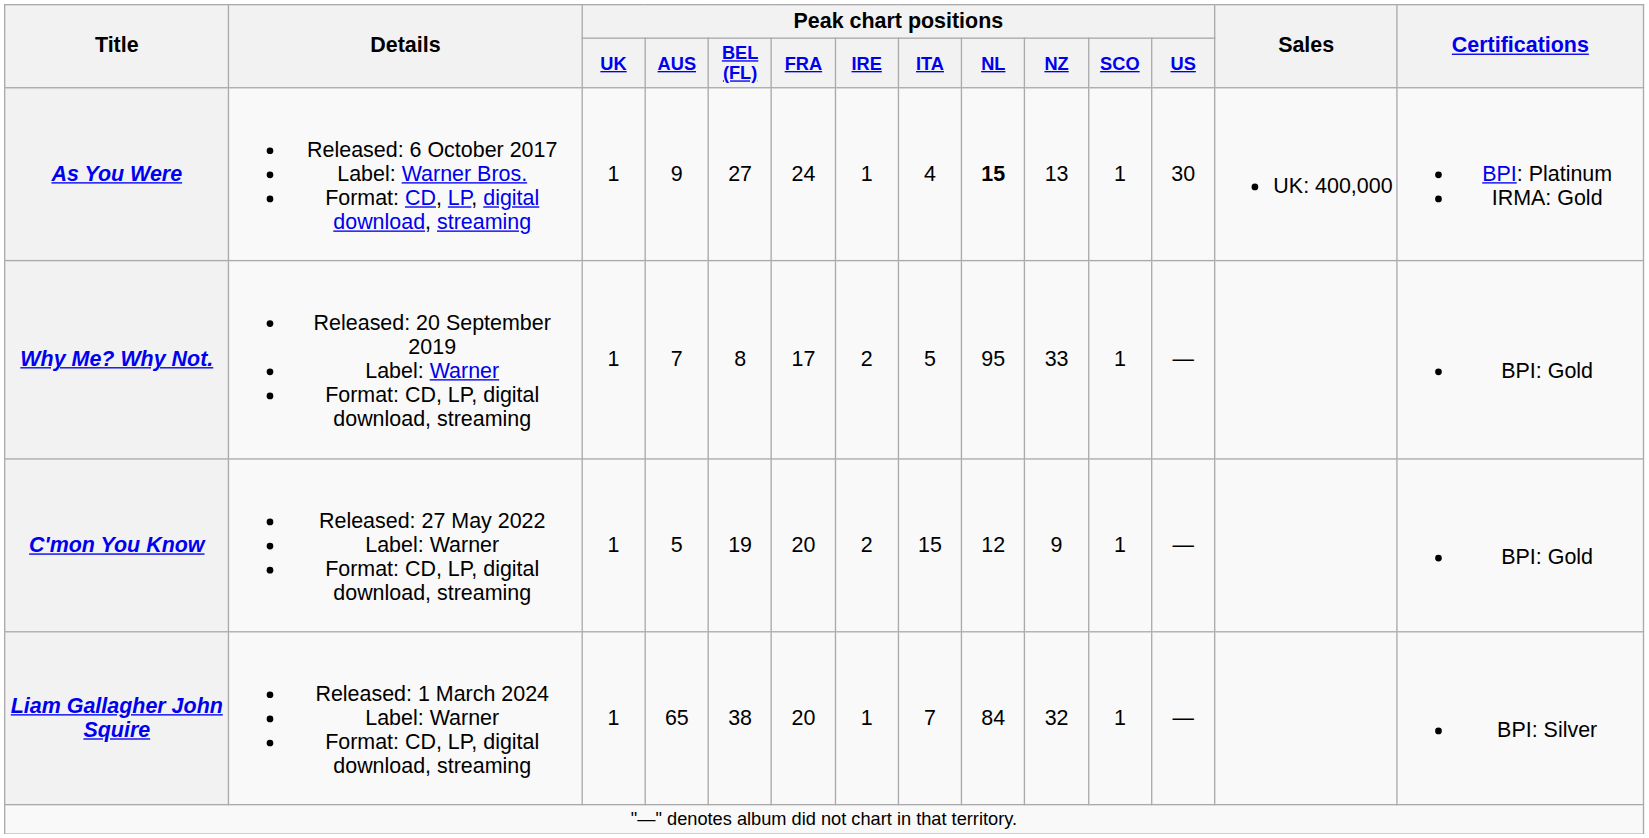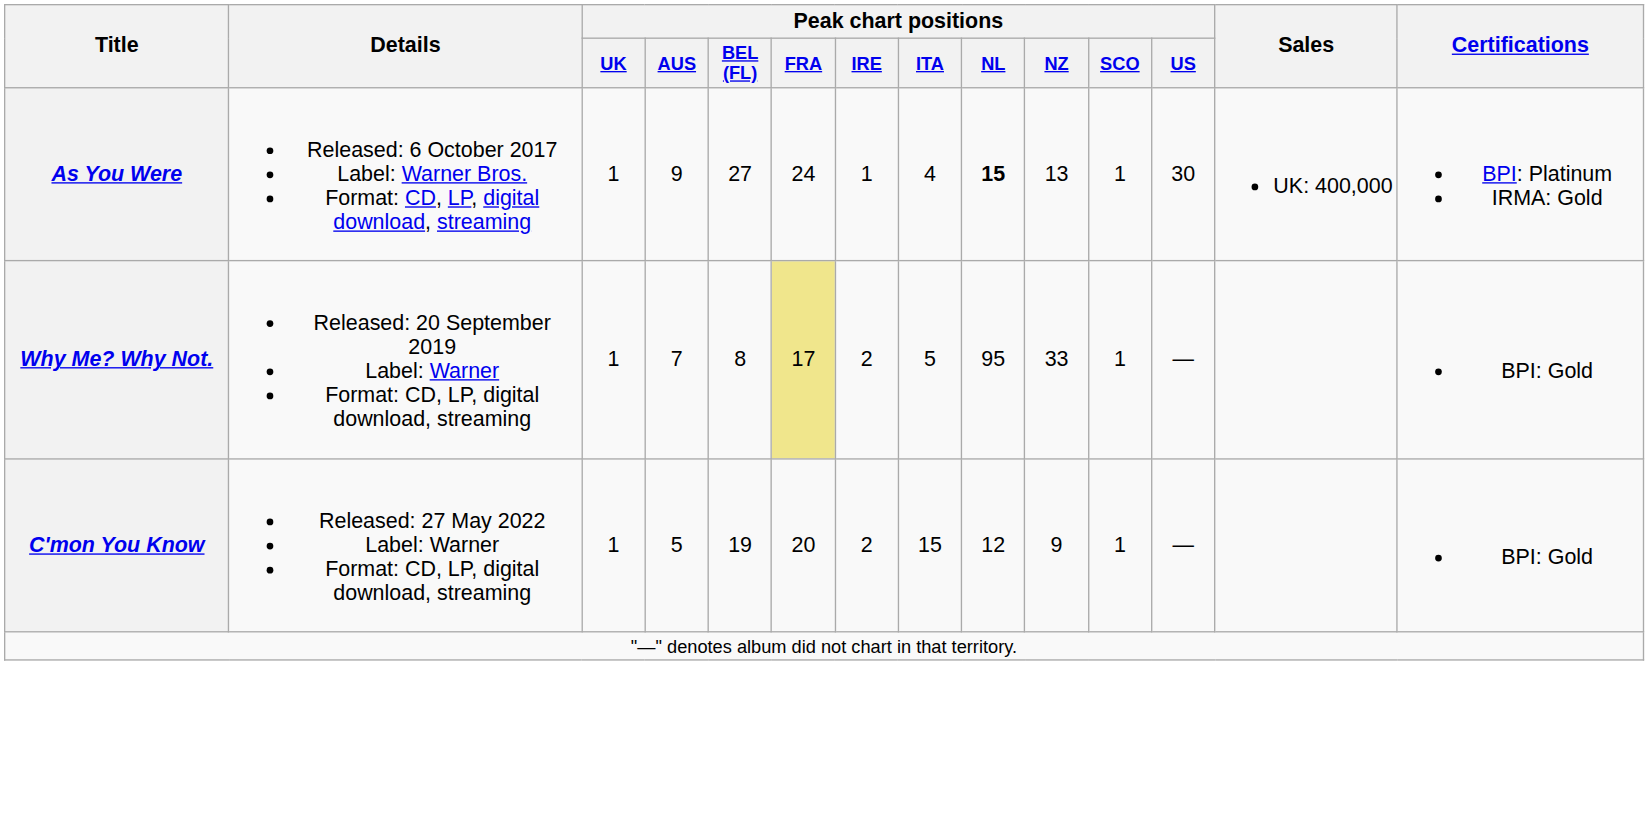(803, 359) no background -> (803, 359) khaki background
- row: (117, 718)
